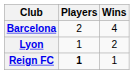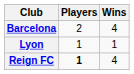(114, 45) 2 -> (114, 45) 1
(114, 61) 1 -> (114, 61) 4
